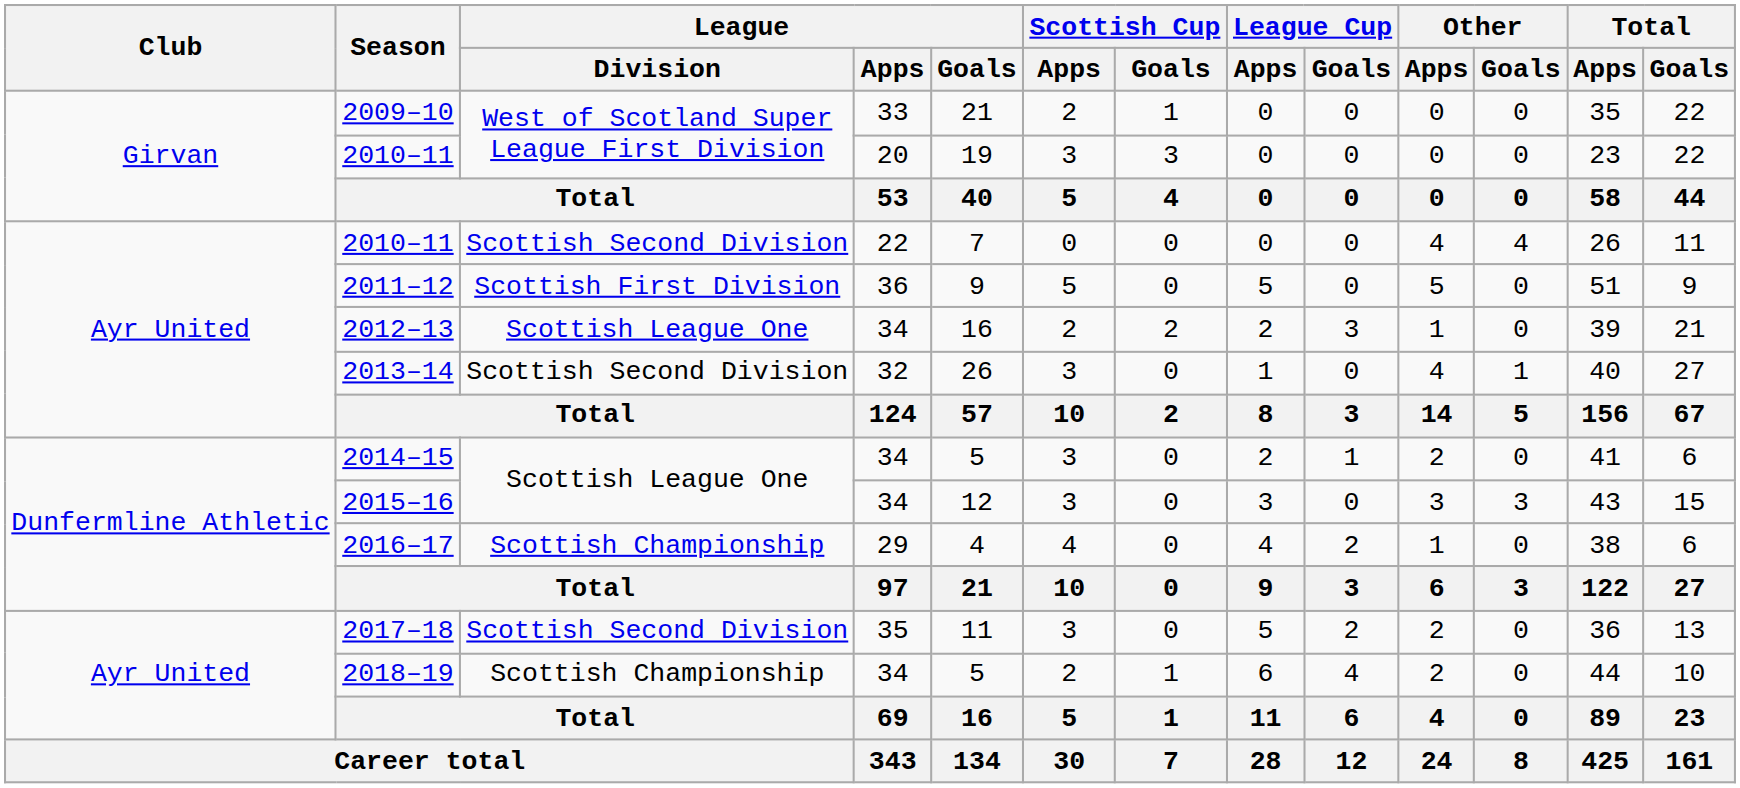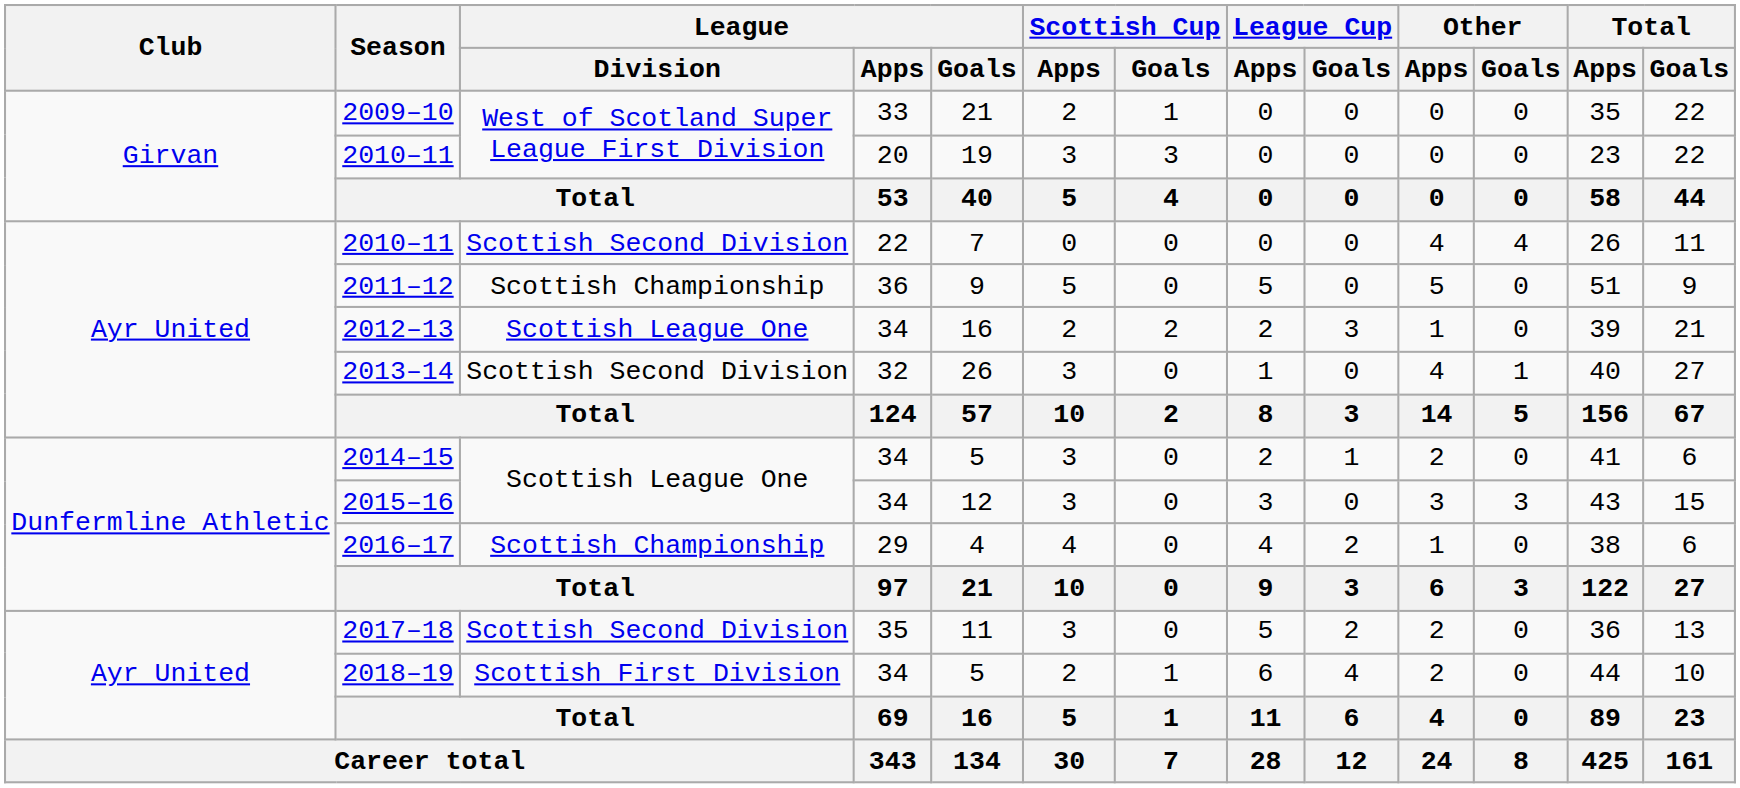(657, 286) Scottish First Division -> (657, 286) Scottish Championship
(657, 675) Scottish Championship -> (657, 675) Scottish First Division
